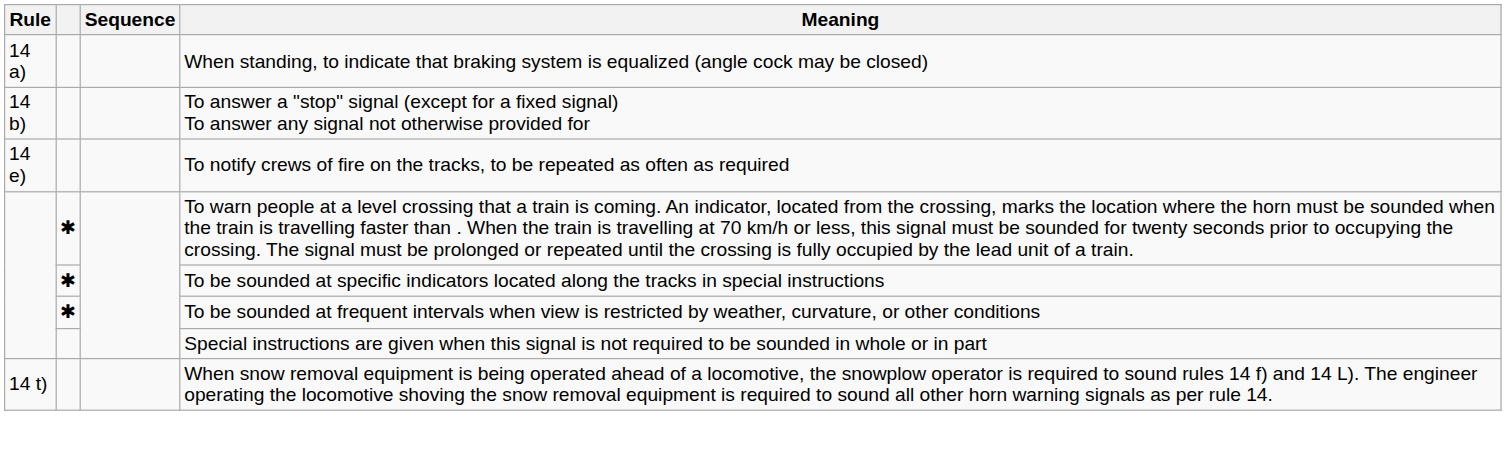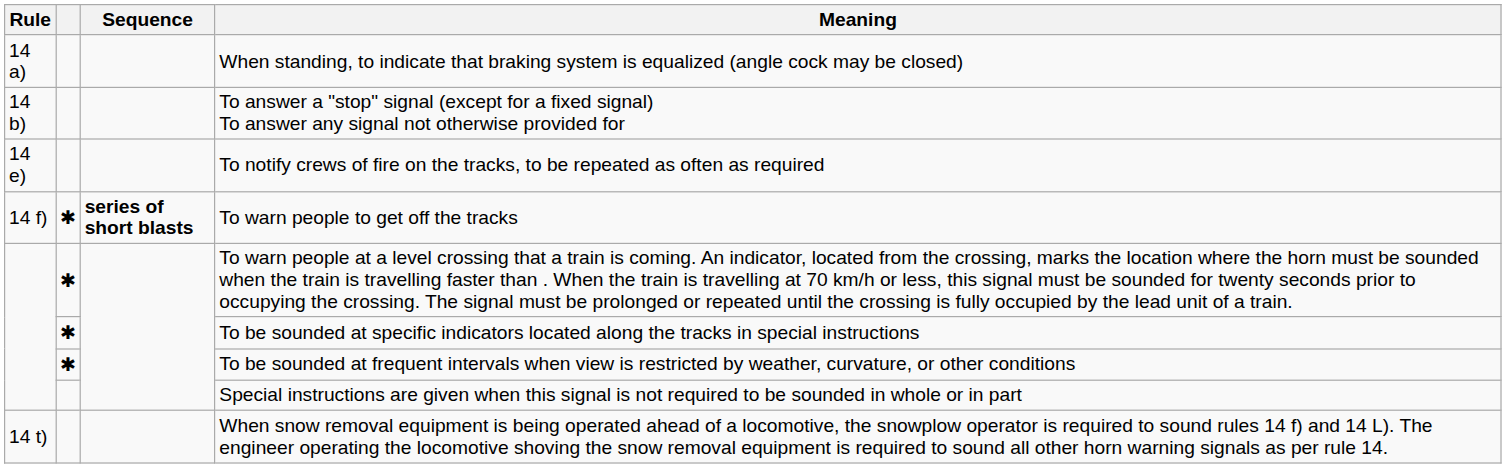+ row: (369, 217)
